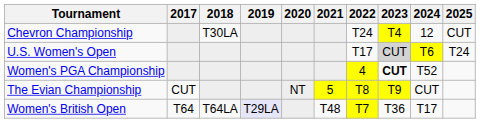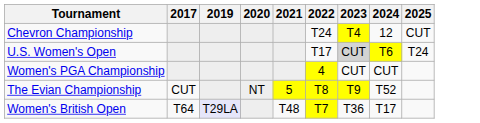- column: (220, 14)
(395, 71) bold -> (354, 71) normal
(427, 71) T52 -> (386, 71) CUT
(427, 90) CUT -> (386, 90) T52
